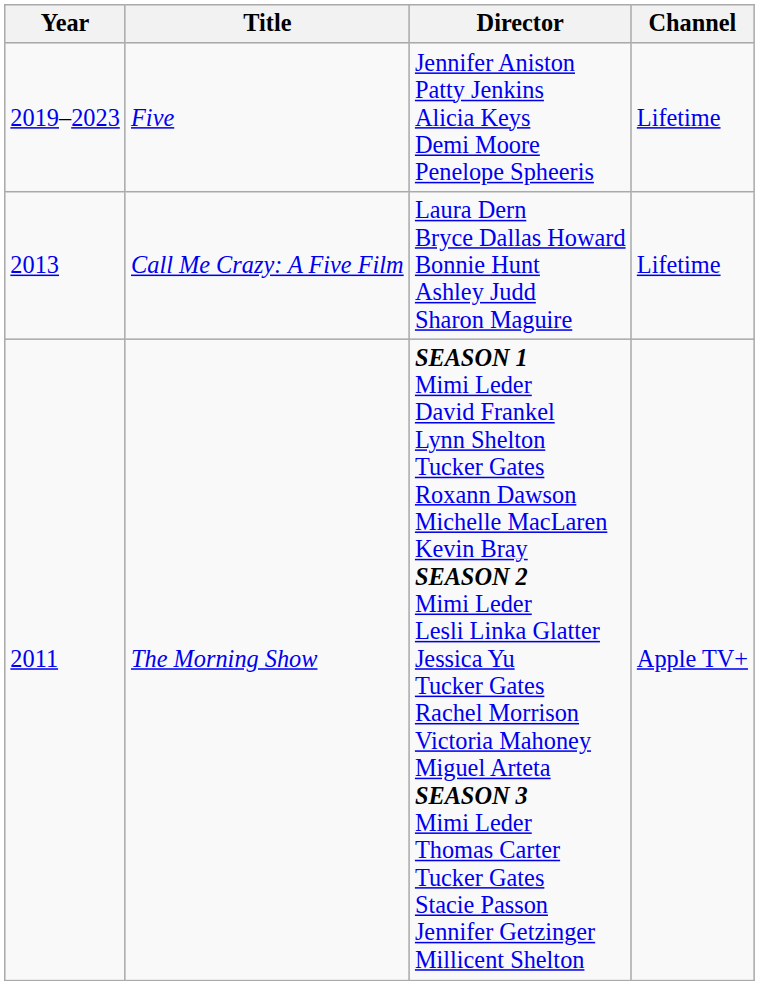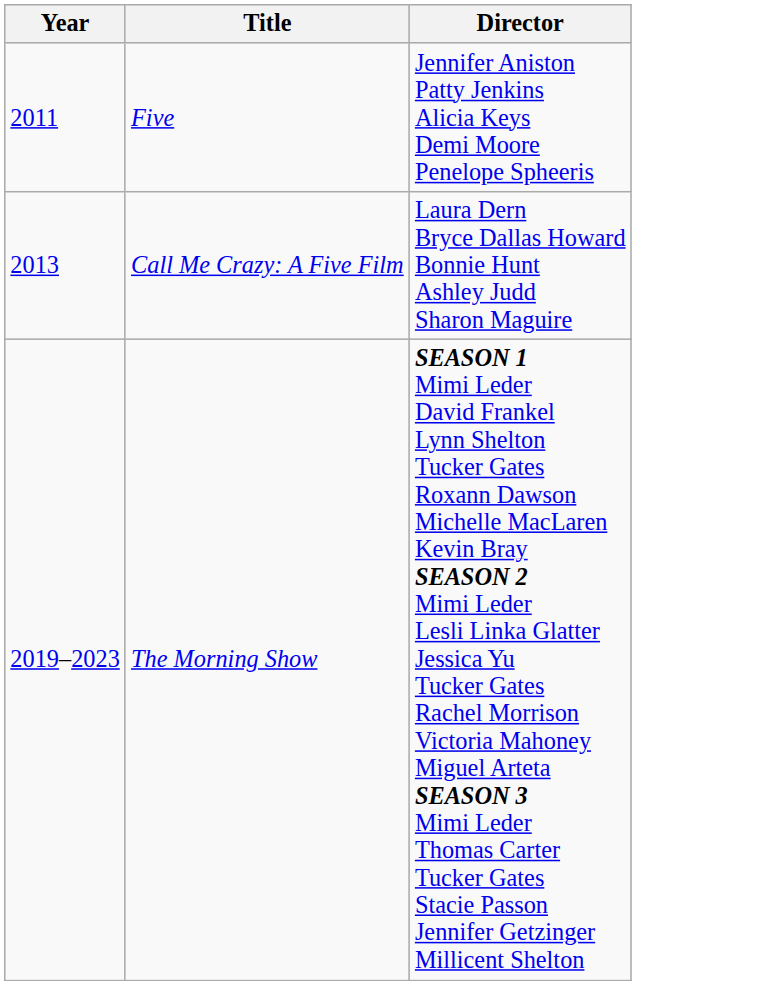- column: (692, 23)
(65, 117) 2019–2023 -> (34, 117) 2011
(34, 659) 2011 -> (65, 659) 2019–2023
